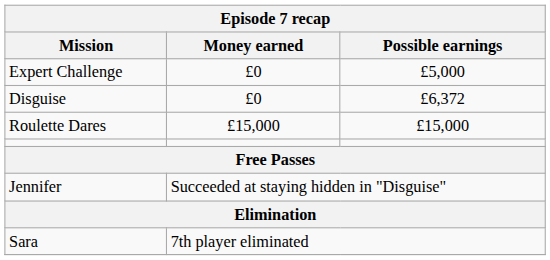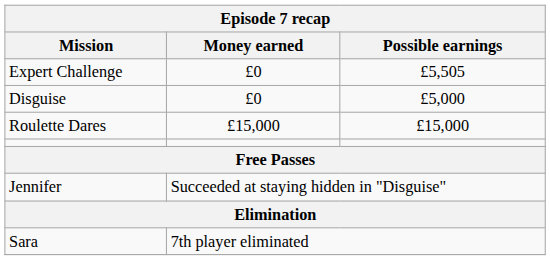(443, 72) £5,000 -> (443, 72) £5,505
(443, 99) £6,372 -> (443, 99) £5,000
